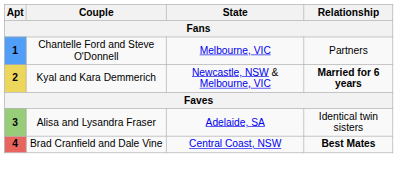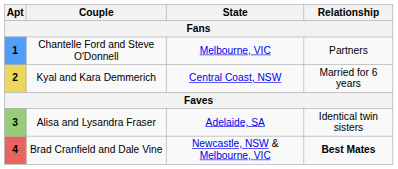(235, 78) Newcastle, NSW & Melbourne, VIC -> (235, 78) Central Coast, NSW
(348, 78) bold -> (348, 78) normal
(235, 144) Central Coast, NSW -> (235, 150) Newcastle, NSW & Melbourne, VIC
